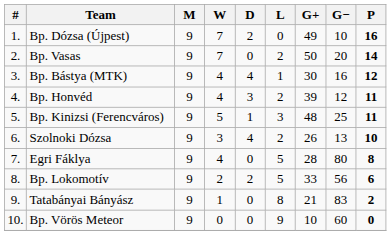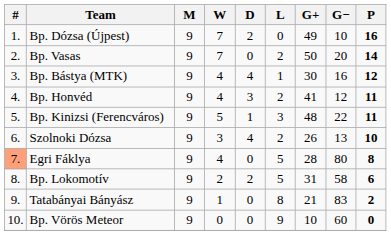(311, 96) 39 -> (311, 96) 41
(341, 117) 25 -> (341, 117) 22
(15, 158) no background -> (15, 158) lightsalmon background
(311, 179) 33 -> (311, 179) 31
(341, 179) 56 -> (341, 179) 58
